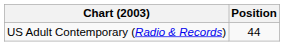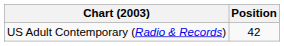(254, 31) 44 -> (254, 31) 42
